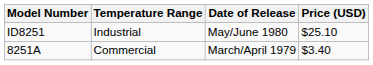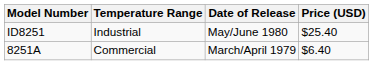(319, 32) $25.10 -> (319, 32) $25.40
(316, 50) $3.40 -> (316, 50) $6.40
